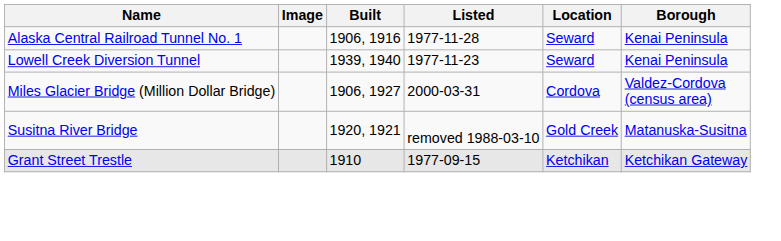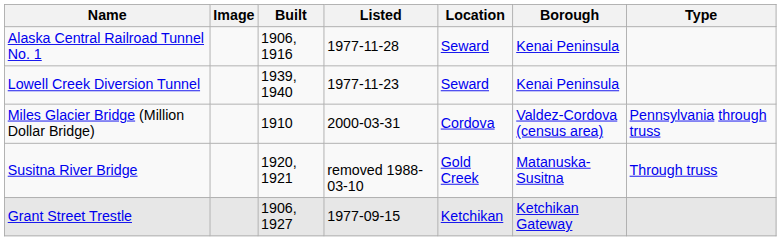+ column: (701, 15)
(365, 91) 1906, 1927 -> (277, 123) 1910
(345, 160) 1910 -> (279, 216) 1906, 1927
